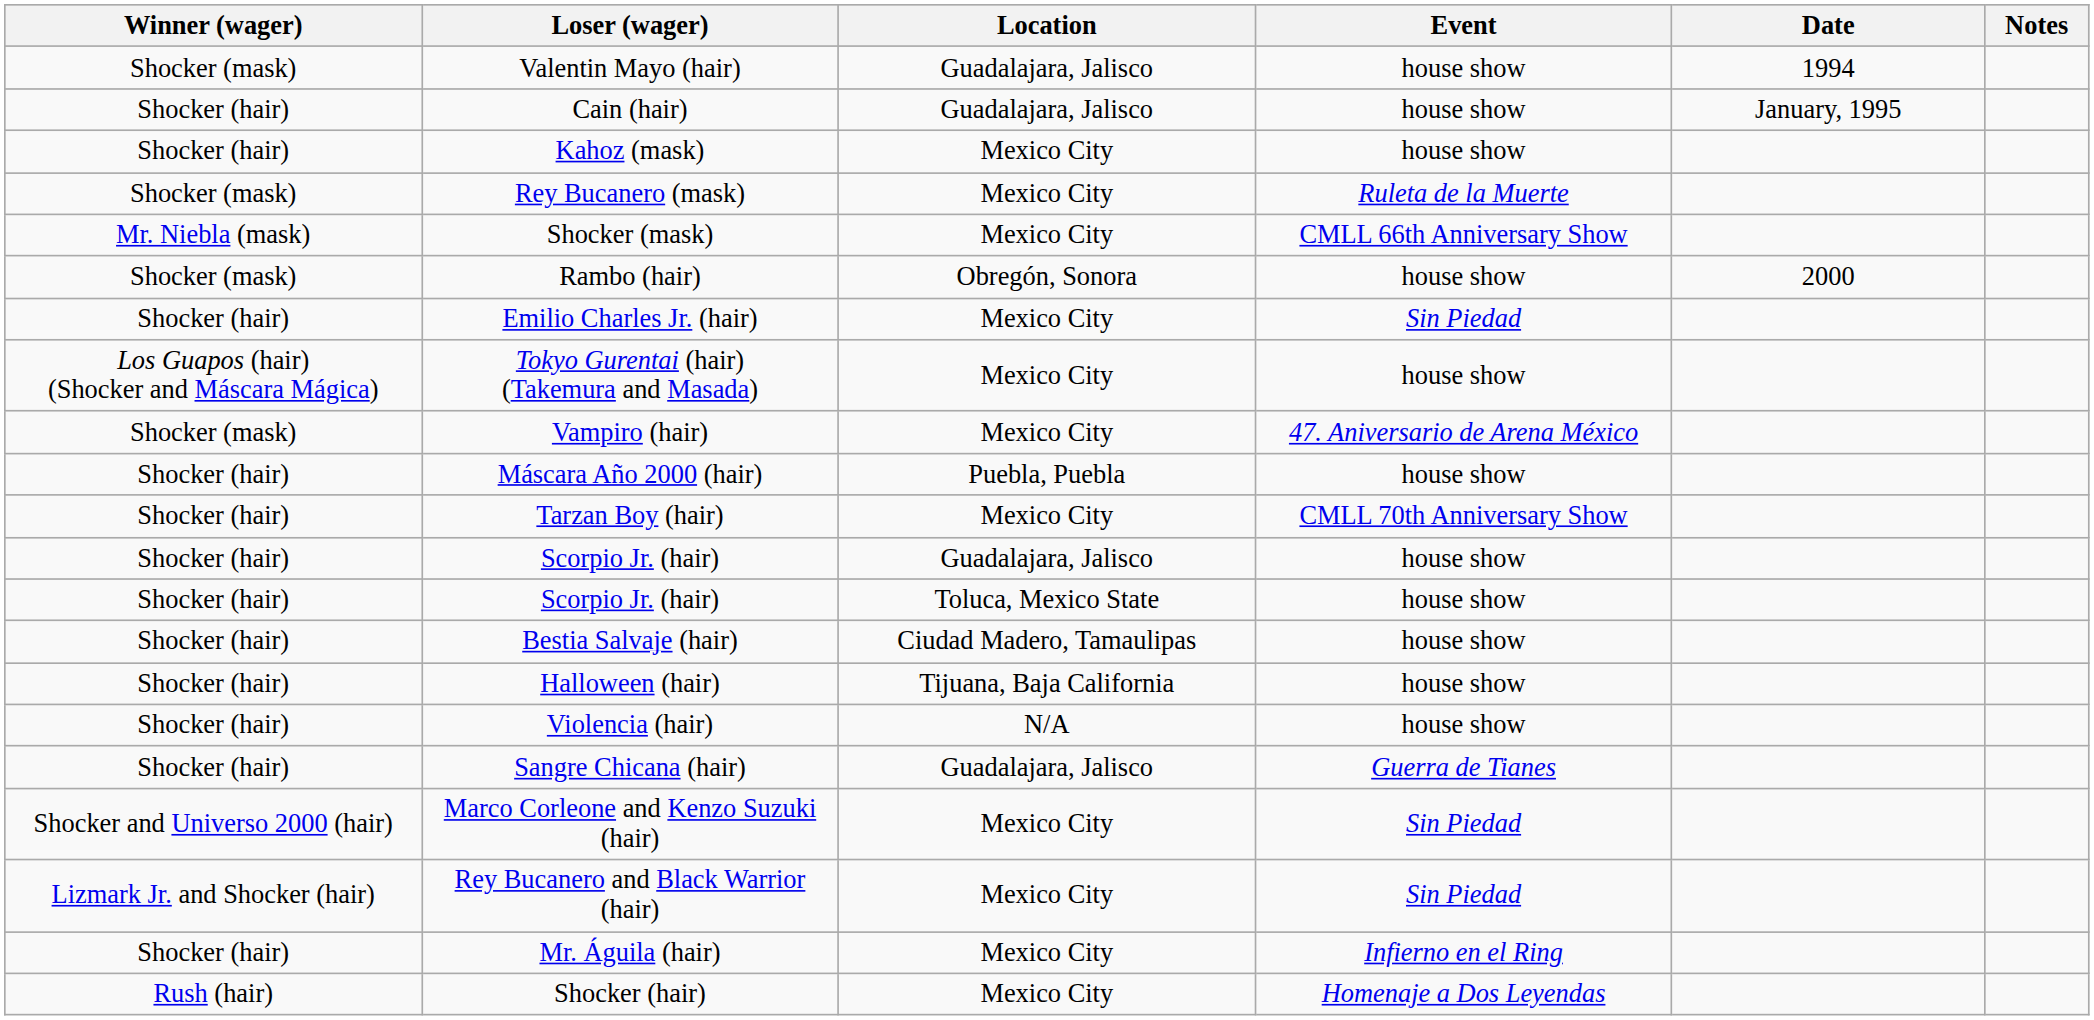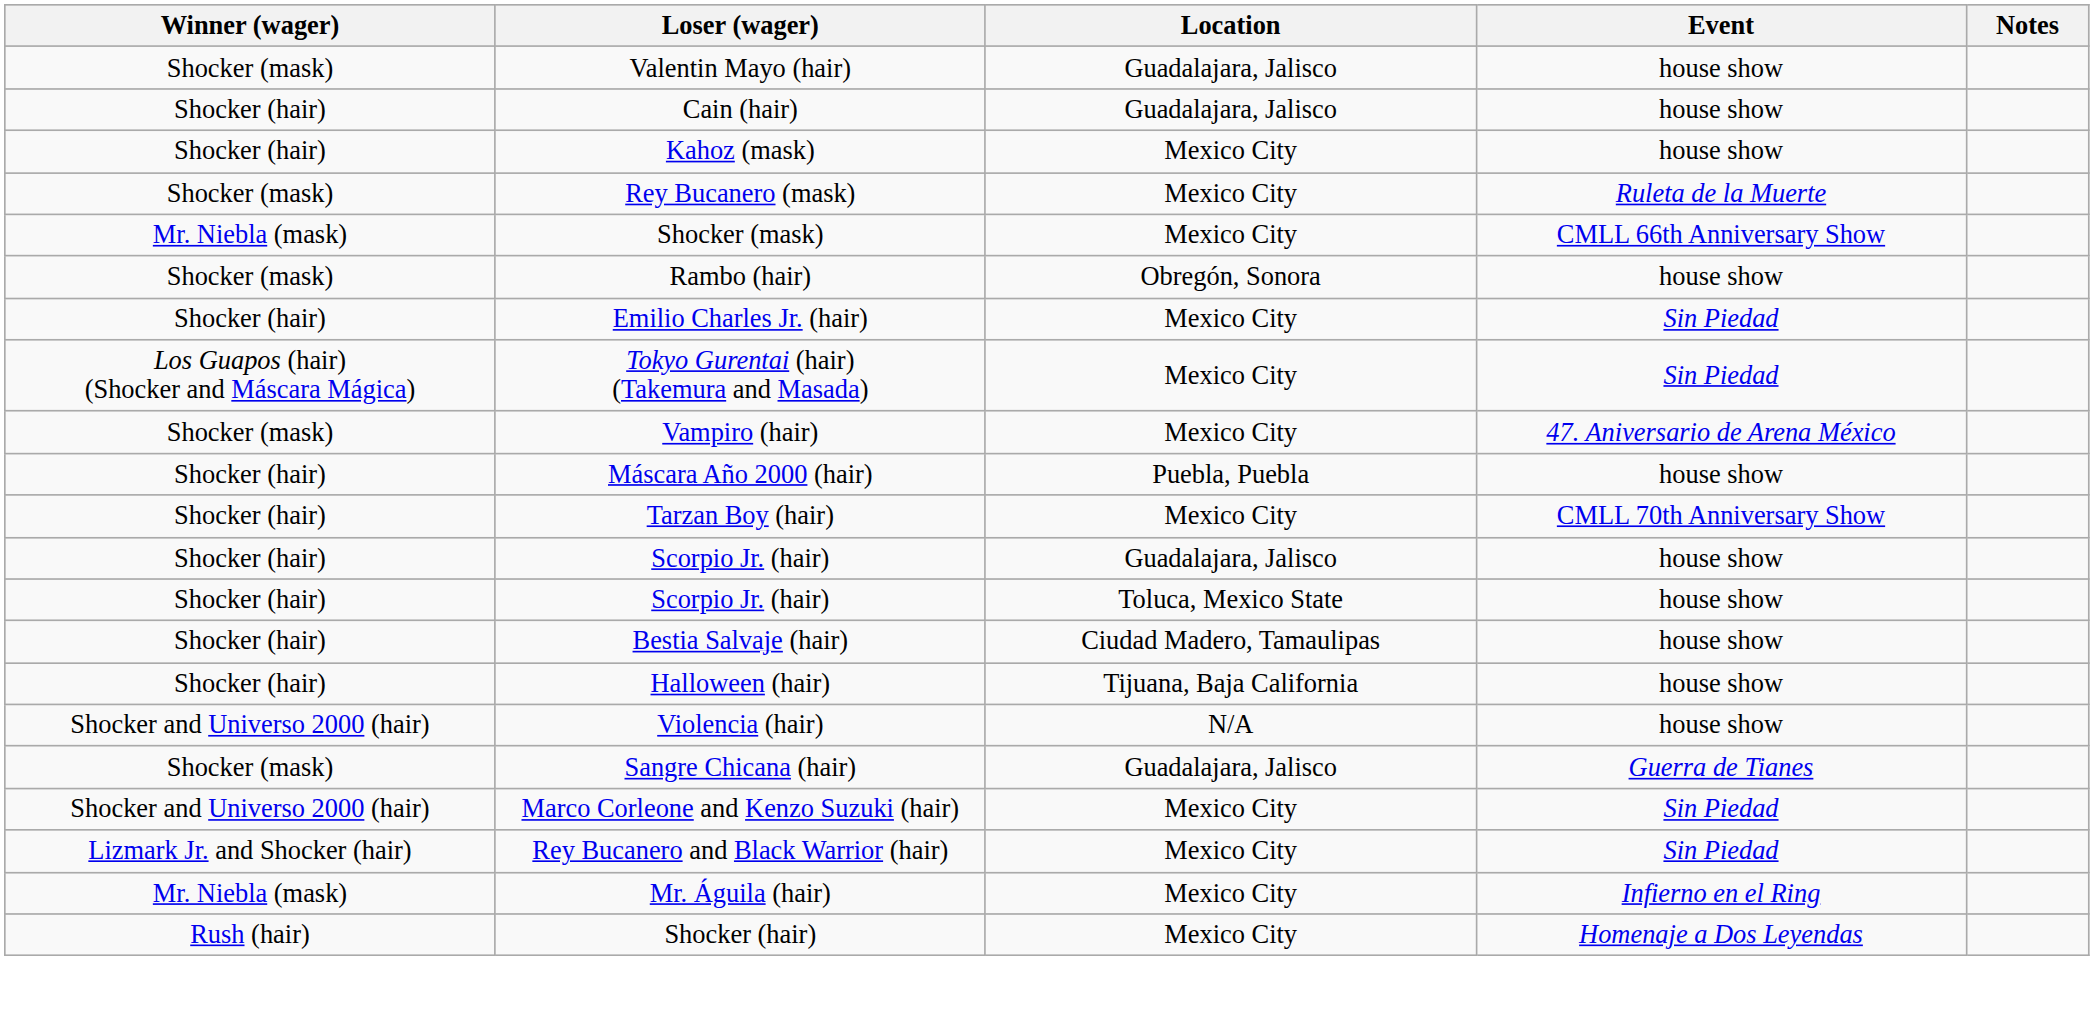- column: (1828, 25)
(1464, 375) house show -> (1721, 375) Sin Piedad
(213, 725) Shocker (hair) -> (250, 725) Shocker and Universo 2000 (hair)
(213, 766) Shocker (hair) -> (250, 766) Shocker (mask)
(213, 951) Shocker (hair) -> (250, 892) Mr. Niebla (mask)
